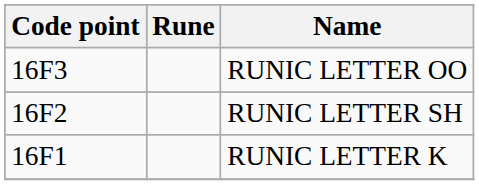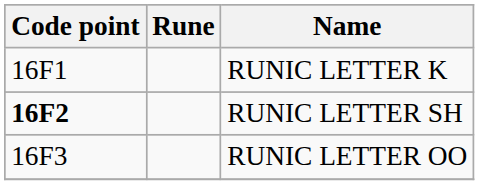rows swapped: (337, 156) <-> (347, 69)
(39, 112) normal -> (40, 112) bold
